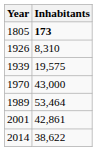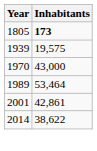- row: (18, 48)
